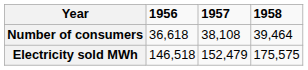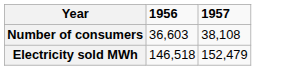- column: (268, 14)
(169, 34) 36,618 -> (169, 34) 36,603
